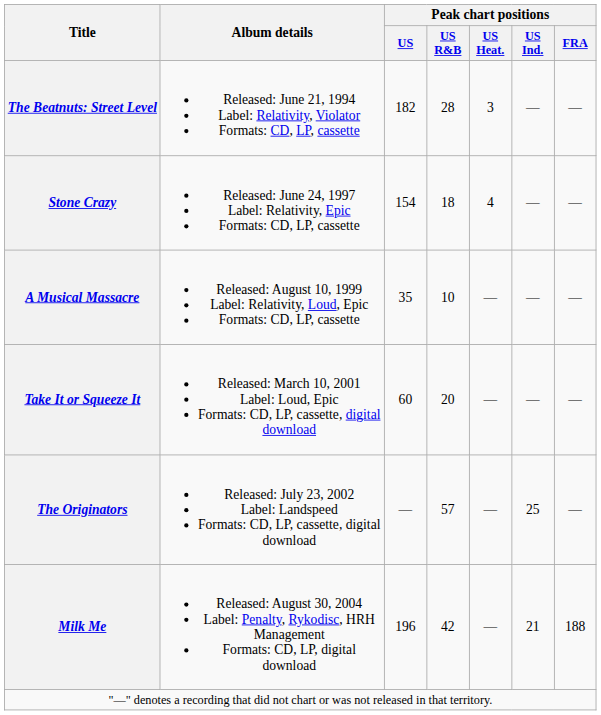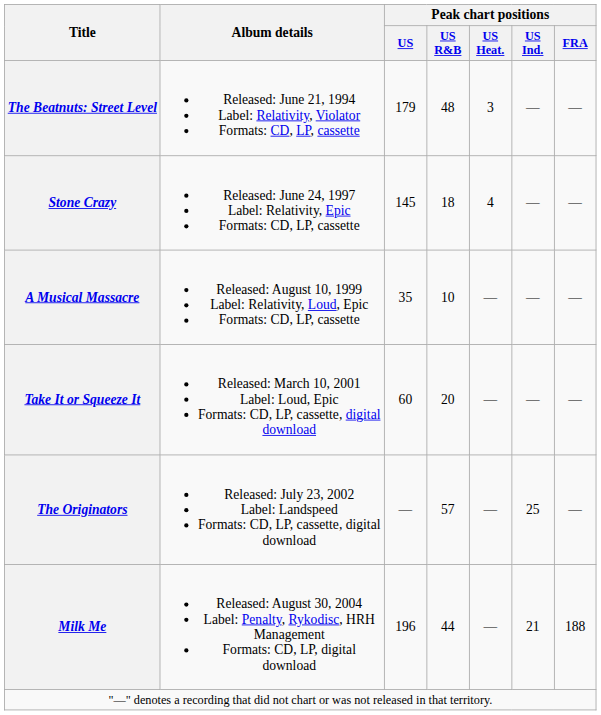(405, 108) 182 -> (405, 108) 179
(448, 108) 28 -> (448, 108) 48
(405, 202) 154 -> (405, 202) 145
(448, 627) 42 -> (448, 627) 44
